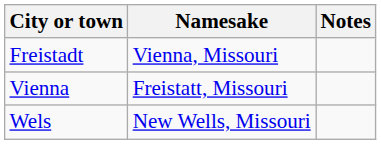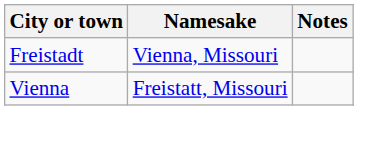- row: (30, 121)
